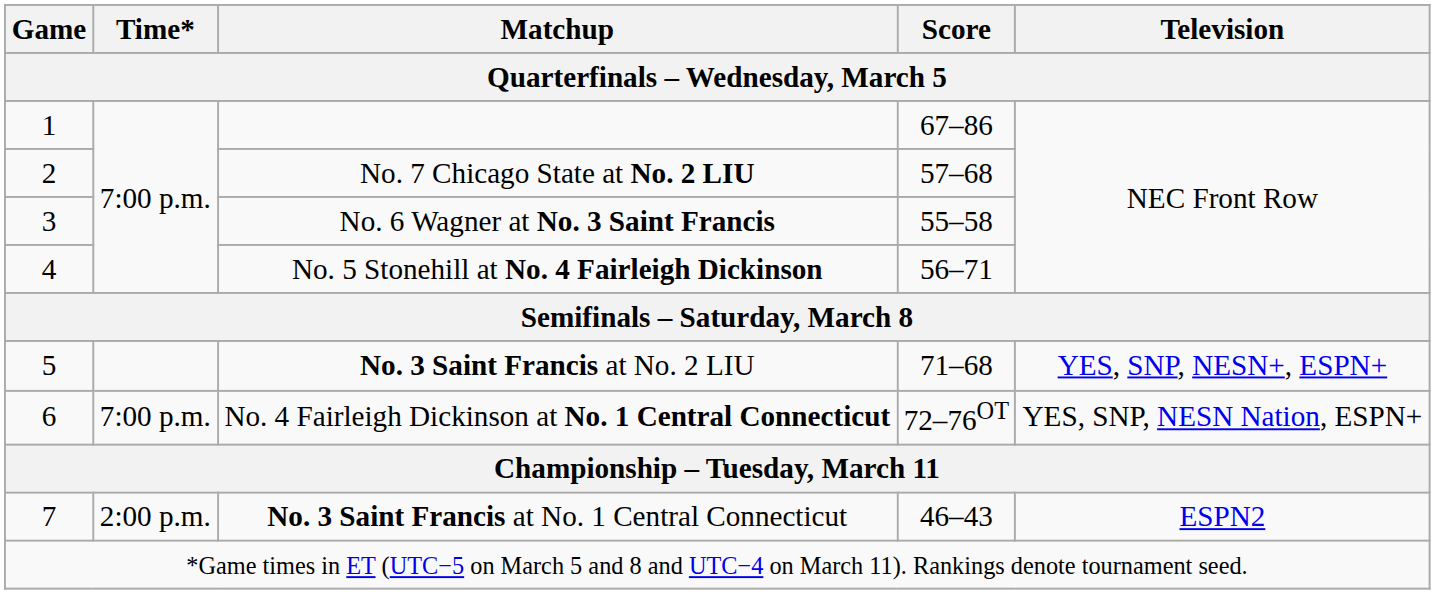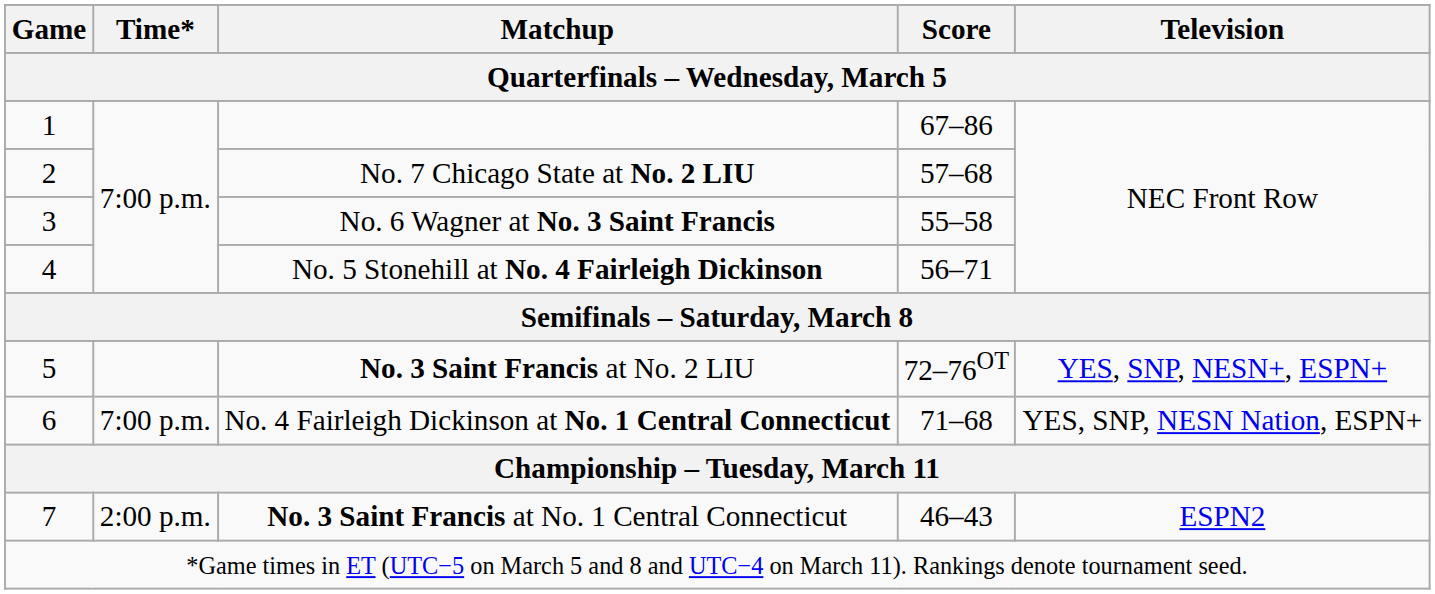(956, 365) 71–68 -> (956, 368) 72–76OT
(956, 416) 72–76OT -> (956, 419) 71–68
